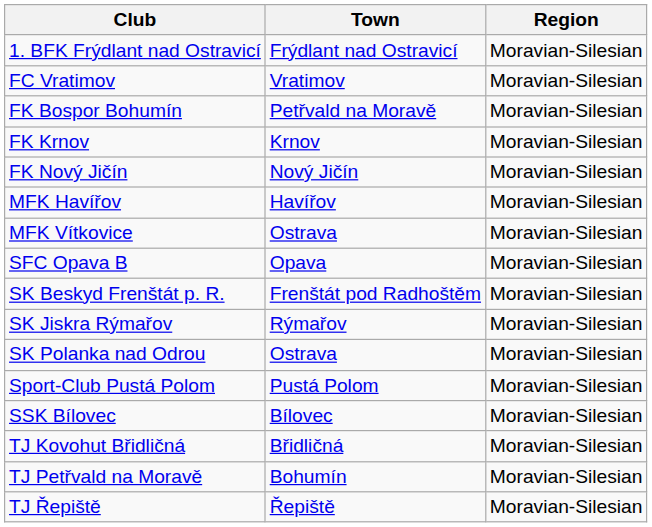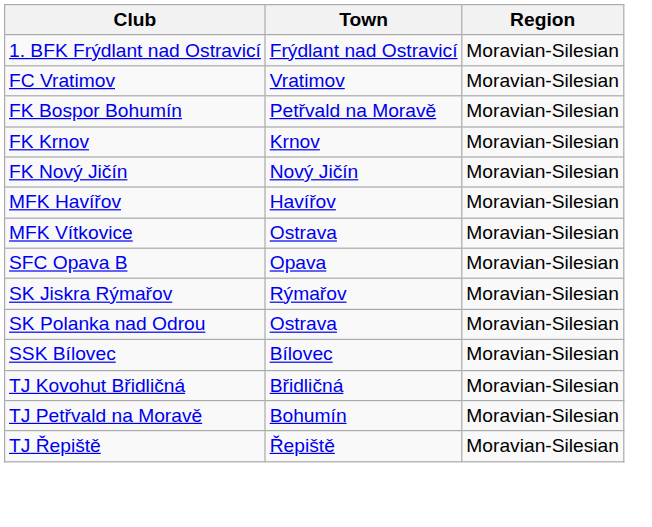- row: (117, 293)
- row: (112, 385)
